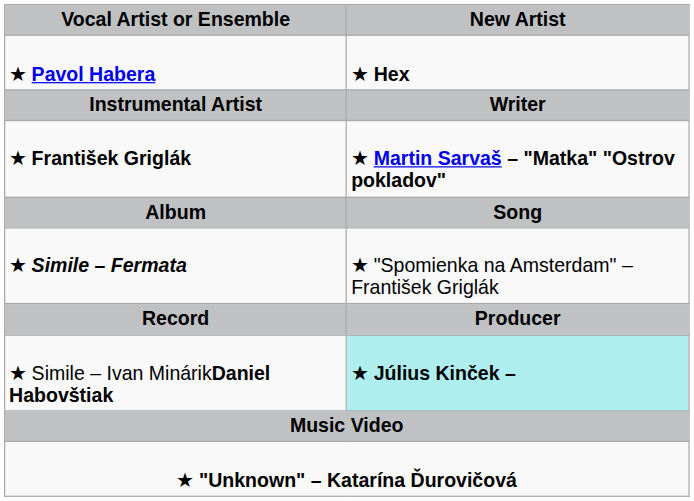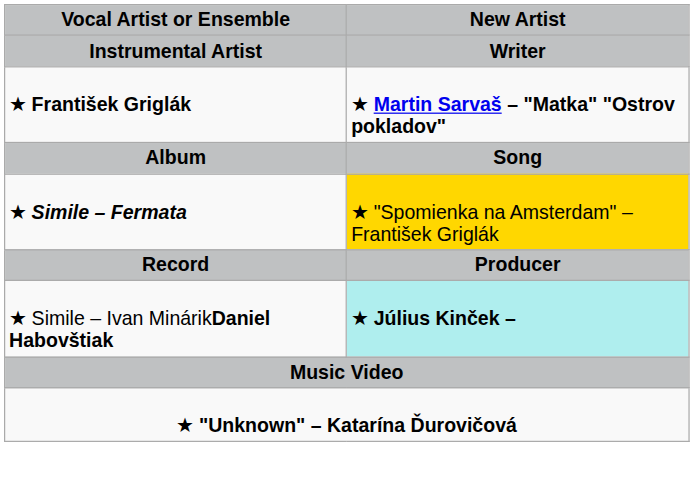- row: (82, 74)
(492, 277) no background -> (492, 223) gold background
